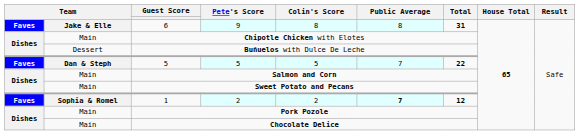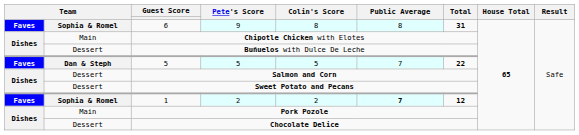(88, 25) Jake & Elle -> (88, 25) Sophia & Romel
(88, 75) Main -> (88, 75) Dessert
(88, 87) Main -> (88, 87) Dessert
(88, 124) Main -> (88, 124) Dessert
